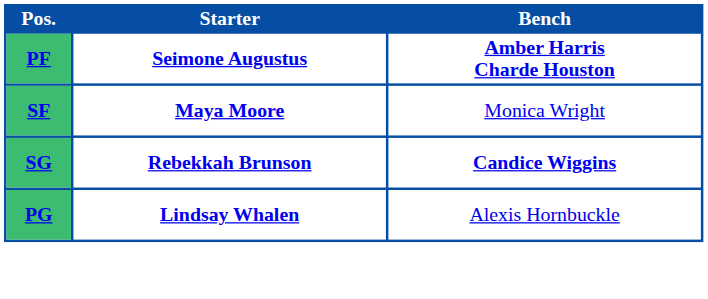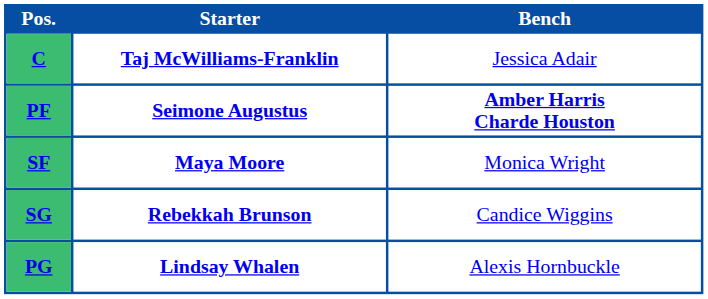+ row: (39, 58)
(545, 162) bold -> (545, 214) normal
